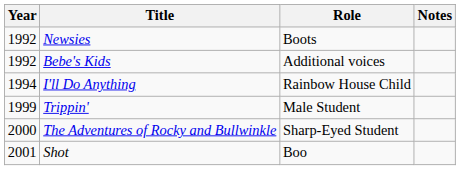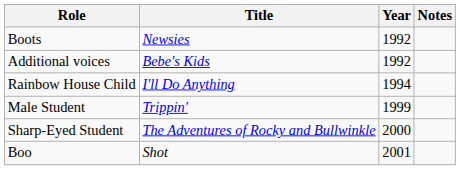columns swapped: (22, 15) <-> (347, 15)
